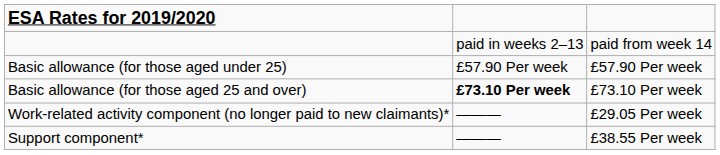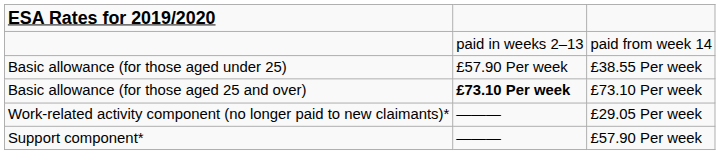(646, 67) £57.90 Per week -> (646, 67) £38.55 Per week
(646, 138) £38.55 Per week -> (646, 138) £57.90 Per week
